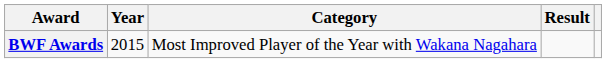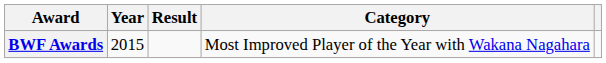columns swapped: (344, 17) <-> (567, 17)
